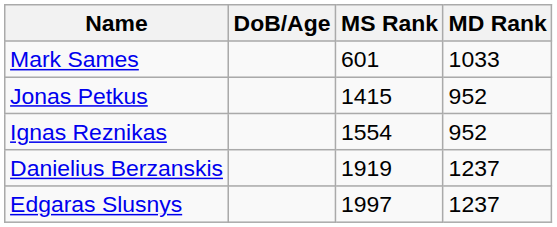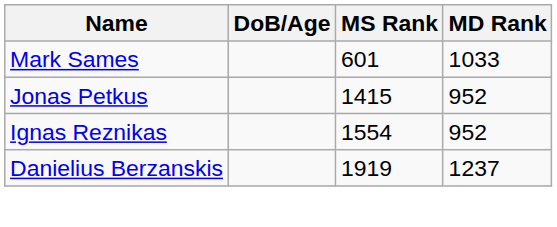- row: (96, 205)
